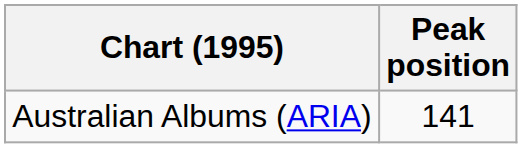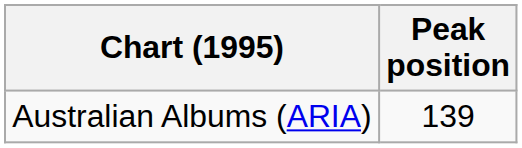(448, 116) 141 -> (448, 116) 139
